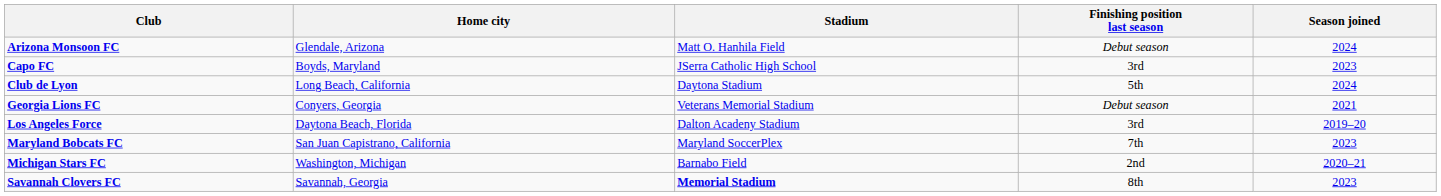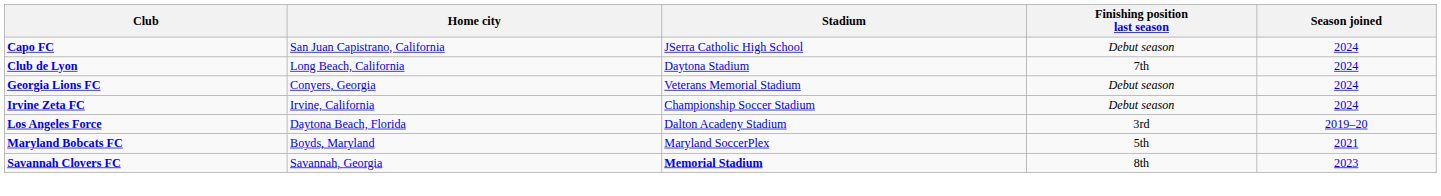- row: (63, 47)
(338, 66) Boyds, Maryland -> (367, 47) San Juan Capistrano, California
(1136, 66) 3rd -> (1141, 47) Debut season
(1345, 66) 2023 -> (1346, 47) 2024
(1136, 85) 5th -> (1141, 66) 7th
(1345, 104) 2021 -> (1346, 85) 2024
+ row: (46, 104)
(373, 143) San Juan Capistrano, California -> (332, 143) Boyds, Maryland
(1136, 143) 7th -> (1141, 143) 5th
(1345, 143) 2023 -> (1346, 143) 2021
- row: (56, 162)
